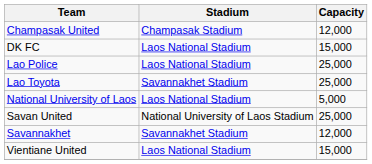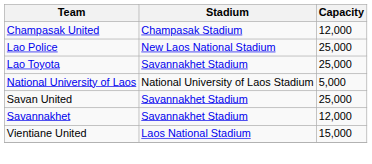- row: (23, 47)
(196, 64) Laos National Stadium -> (208, 47) New Laos National Stadium
(196, 99) Laos National Stadium -> (227, 82) National University of Laos Stadium
(227, 116) National University of Laos Stadium -> (195, 99) Savannakhet Stadium
